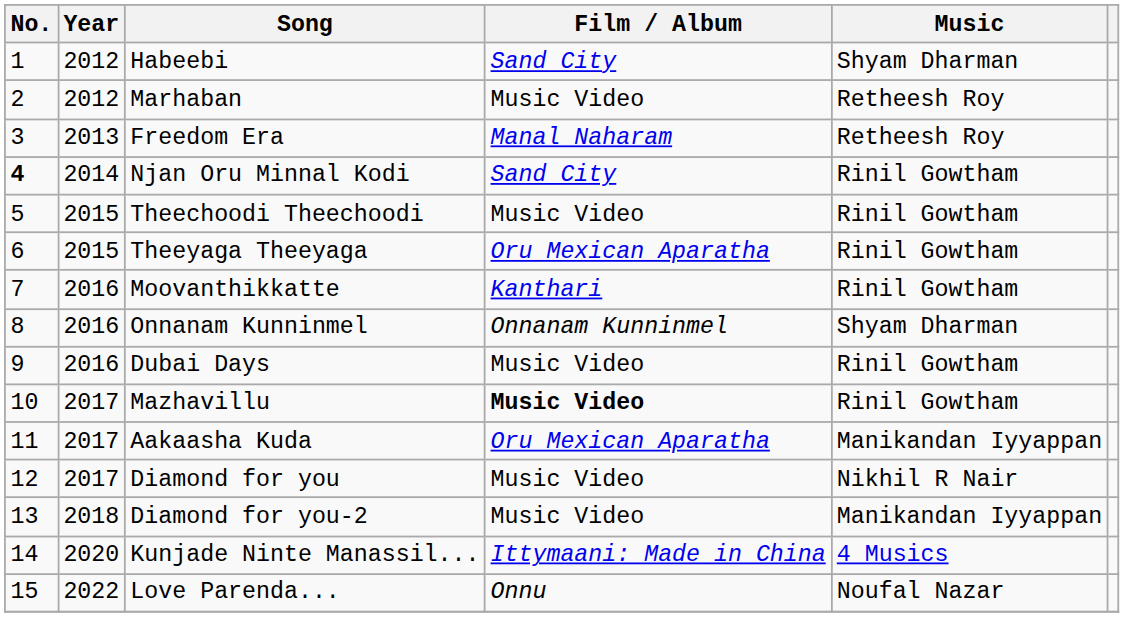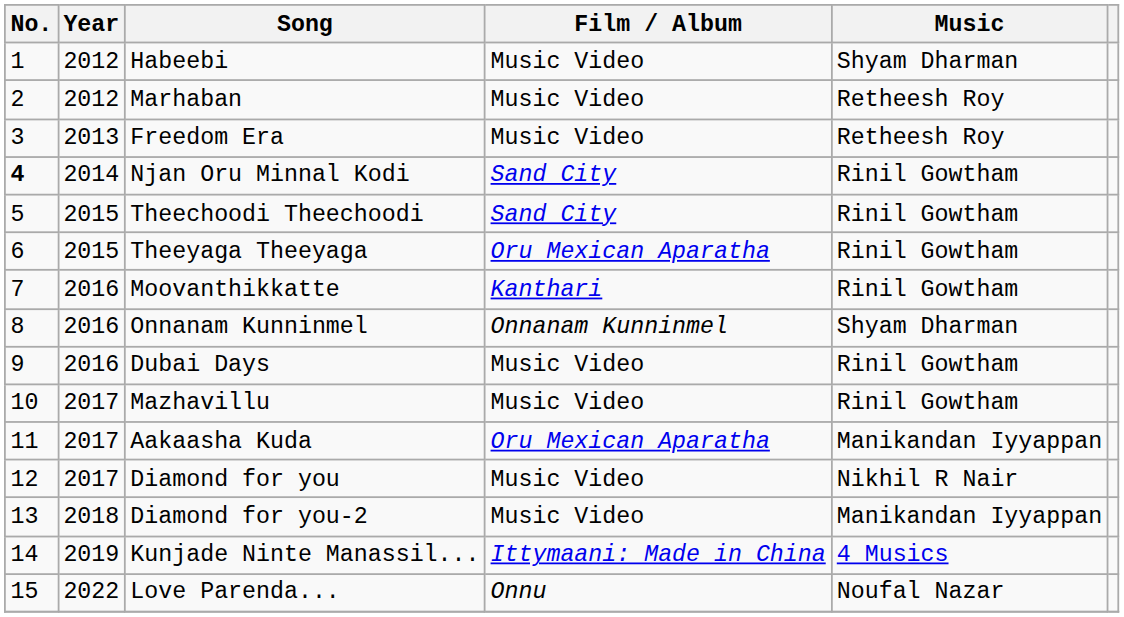(553, 62) Sand City -> (567, 62) Music Video
(581, 138) Manal Naharam -> (567, 138) Music Video
(567, 213) Music Video -> (553, 213) Sand City
(567, 403) bold -> (567, 403) normal
(91, 555) 2020 -> (91, 555) 2019
